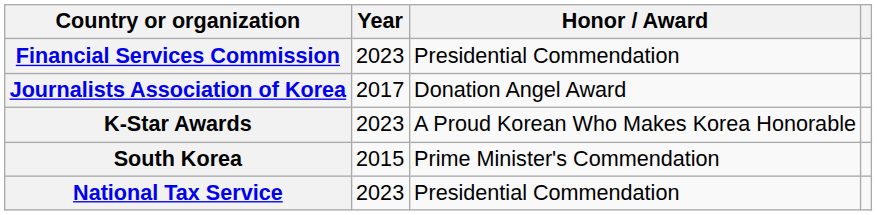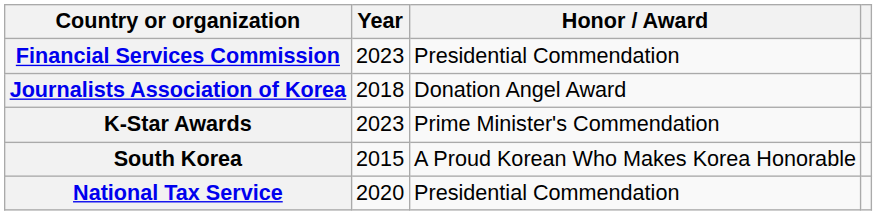(380, 90) 2017 -> (380, 90) 2018
(635, 124) A Proud Korean Who Makes Korea Honorable -> (567, 124) Prime Minister's Commendation
(567, 158) Prime Minister's Commendation -> (635, 158) A Proud Korean Who Makes Korea Honorable
(380, 192) 2023 -> (380, 192) 2020
